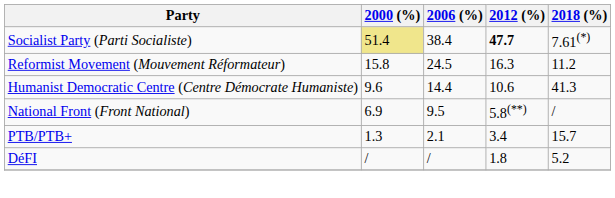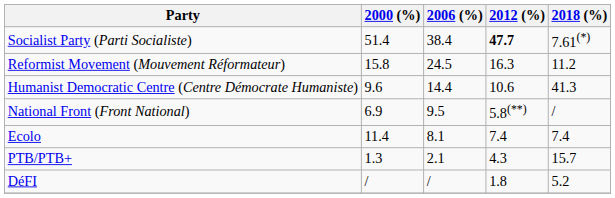(377, 40) khaki background -> (377, 40) no background
+ row: (24, 136)
(498, 136) 3.4 -> (498, 158) 4.3
